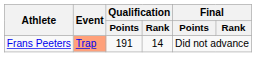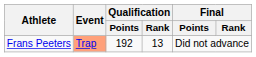(124, 44) 191 -> (124, 44) 192
(158, 44) 14 -> (158, 44) 13
